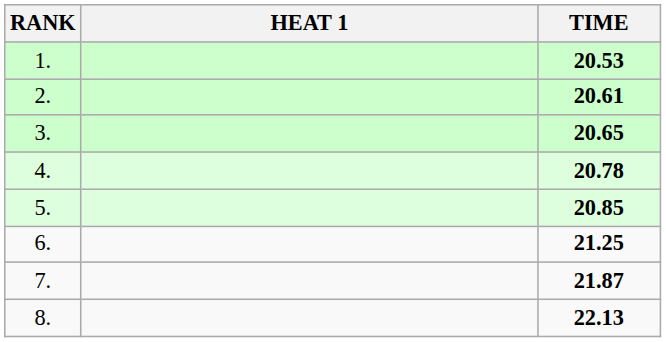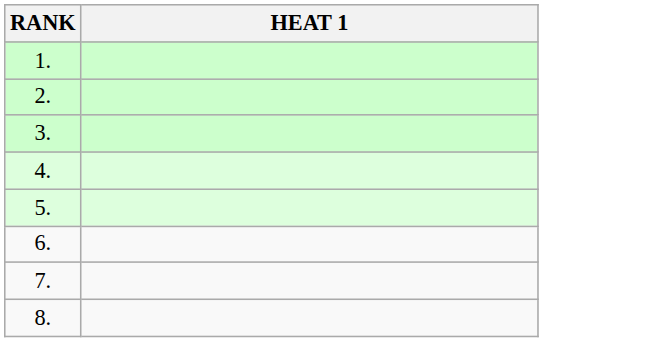- column: (599, 23)
